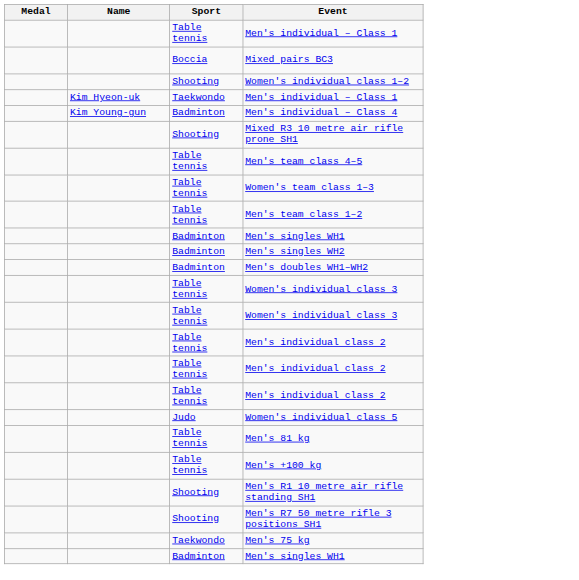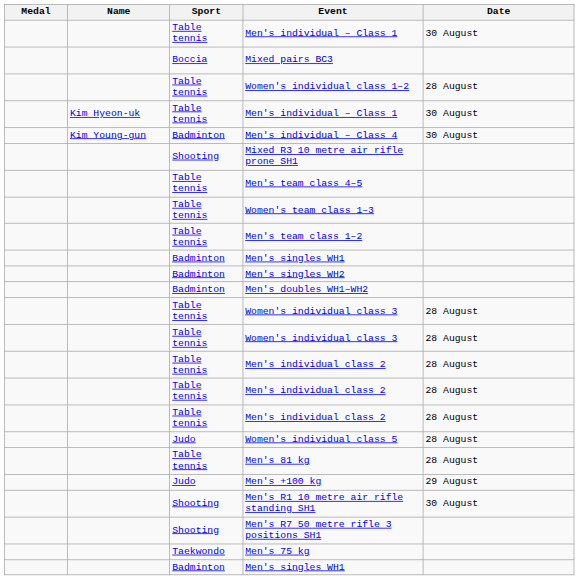+ column: (499, 13)
(196, 82) Shooting -> (190, 88) Table tennis
(199, 98) Taekwondo -> (190, 114) Table tennis
(190, 466) Table tennis -> (184, 482) Judo
